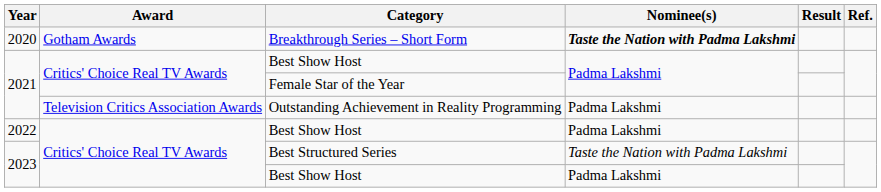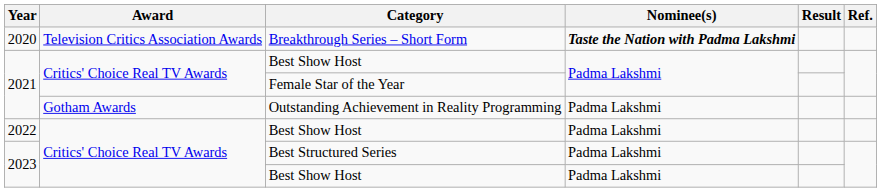(90, 38) Gotham Awards -> (153, 38) Television Critics Association Awards
(153, 107) Television Critics Association Awards -> (90, 107) Gotham Awards
(678, 152) Taste the Nation with Padma Lakshmi -> (615, 152) Padma Lakshmi
